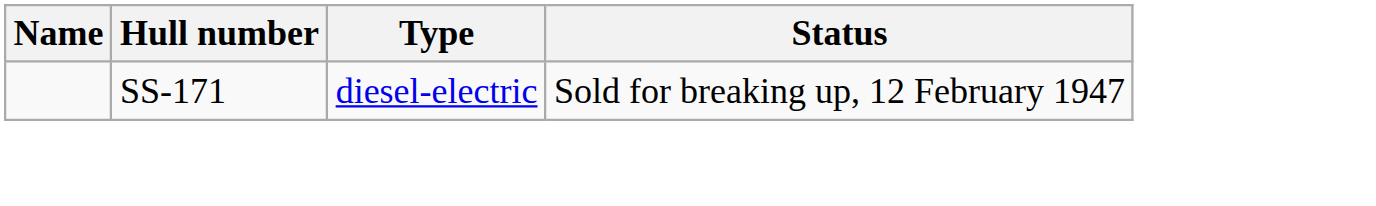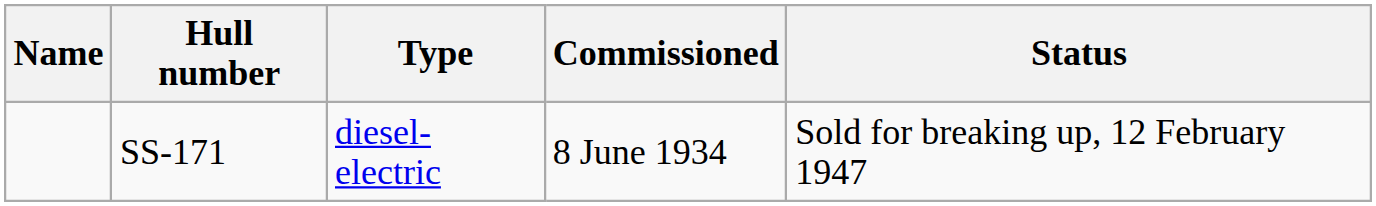+ column: (666, 53)
